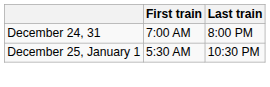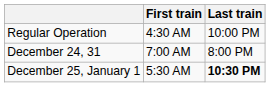+ row: (57, 33)
(234, 52) normal -> (234, 71) bold
